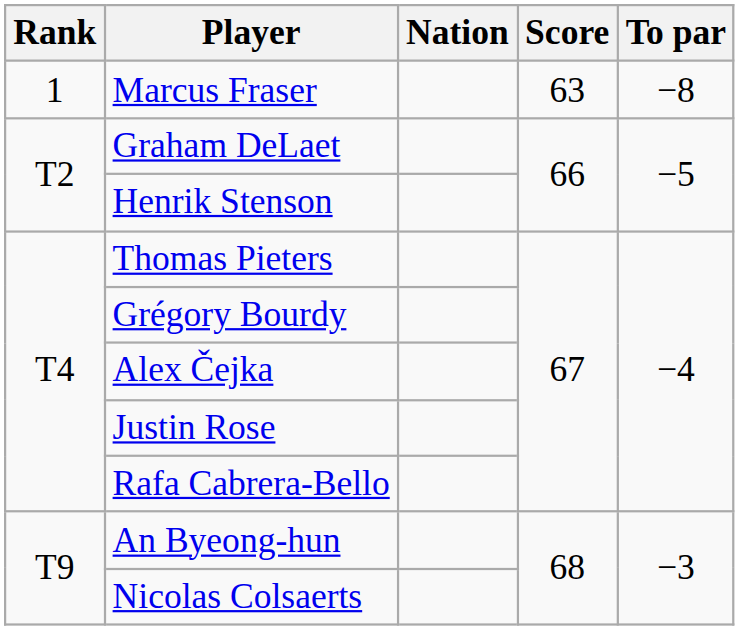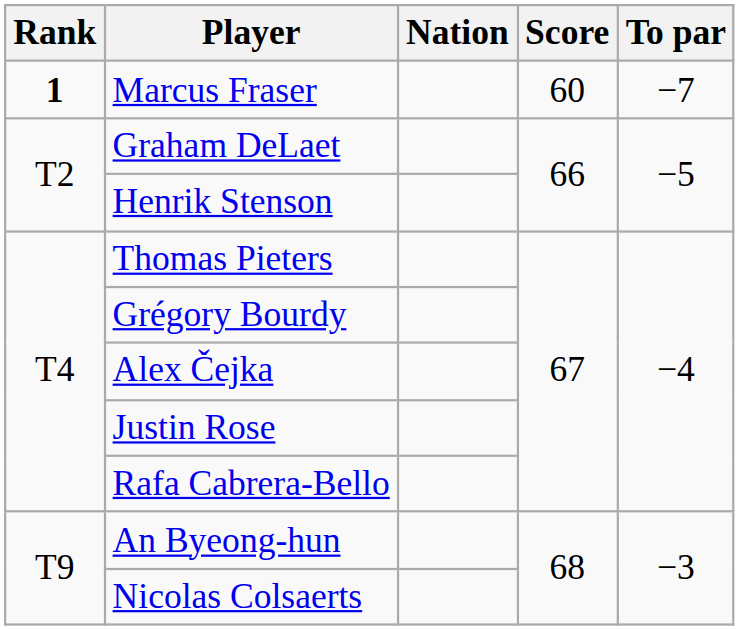(55, 88) normal -> (55, 88) bold
(567, 88) 63 -> (567, 88) 60
(676, 88) −8 -> (676, 88) −7
